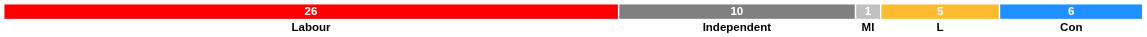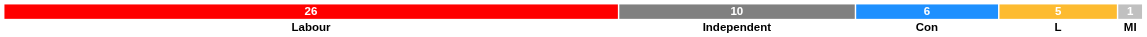columns swapped: (1071, 11) <-> (868, 11)
